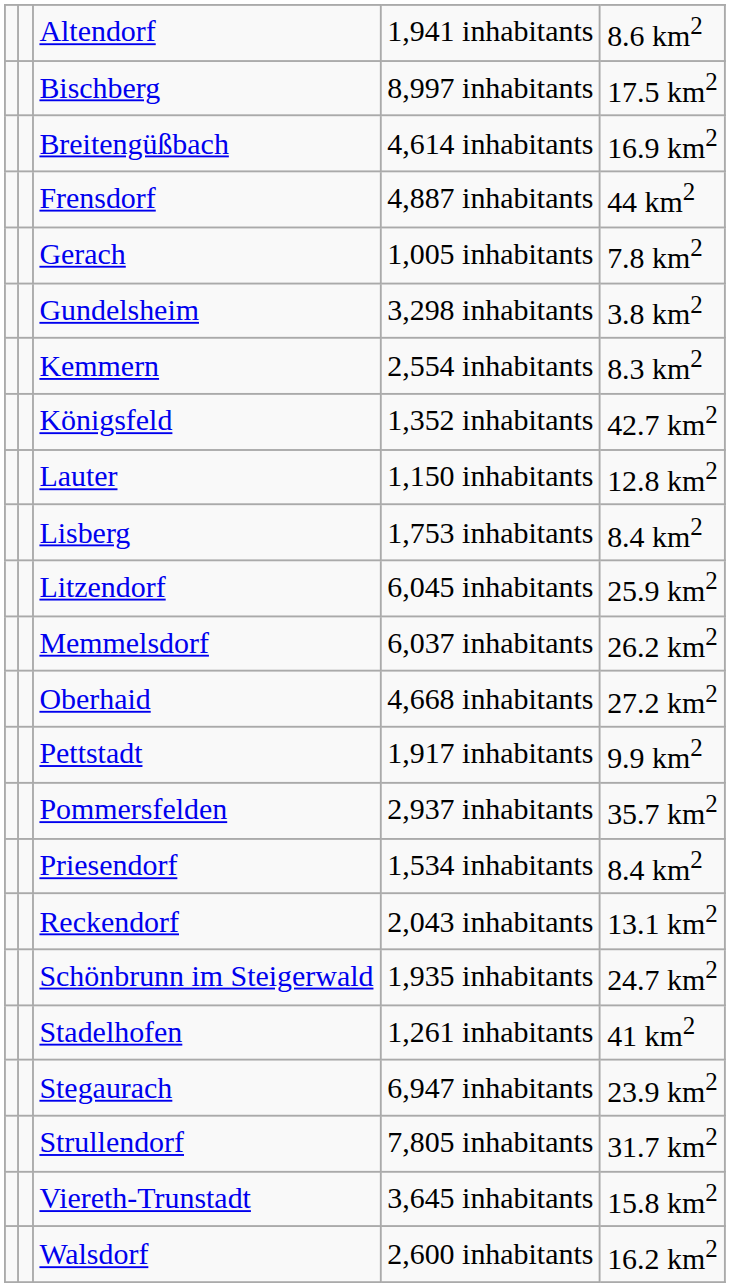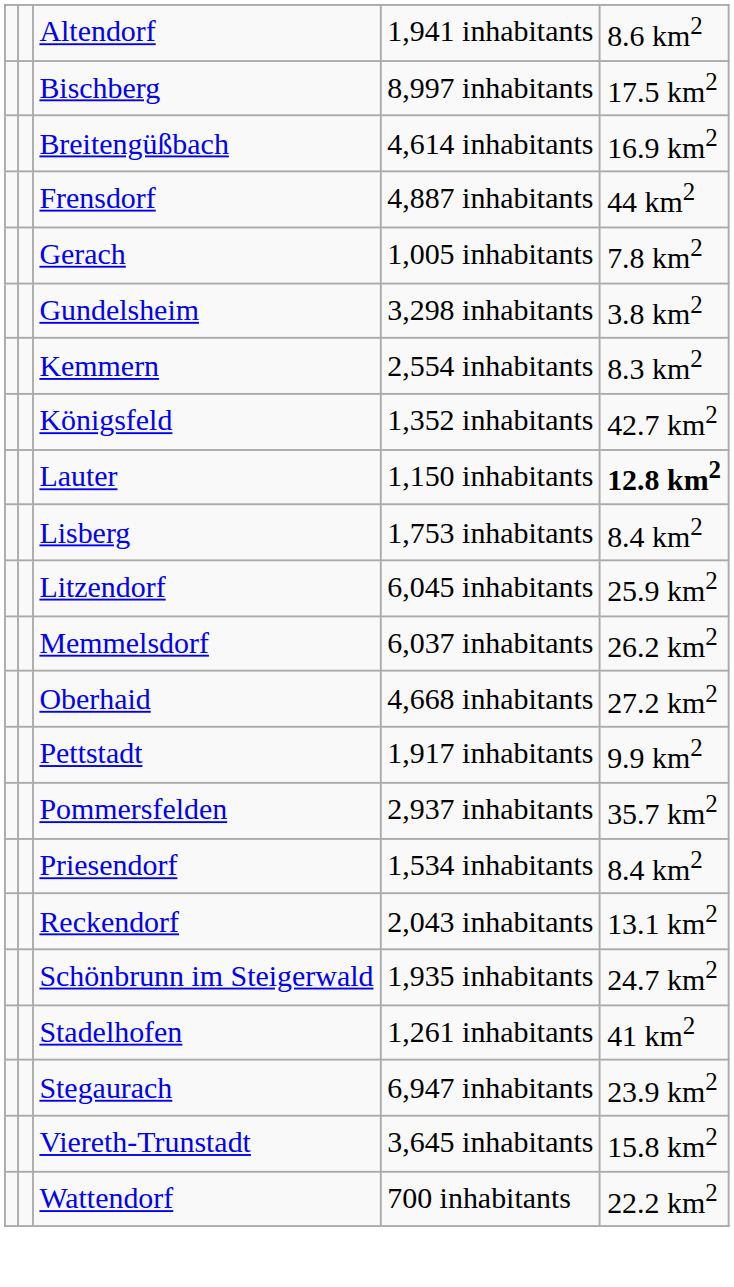(662, 476) normal -> (664, 476) bold
- row: (112, 1143)
- row: (94, 1254)
+ row: (106, 1198)
